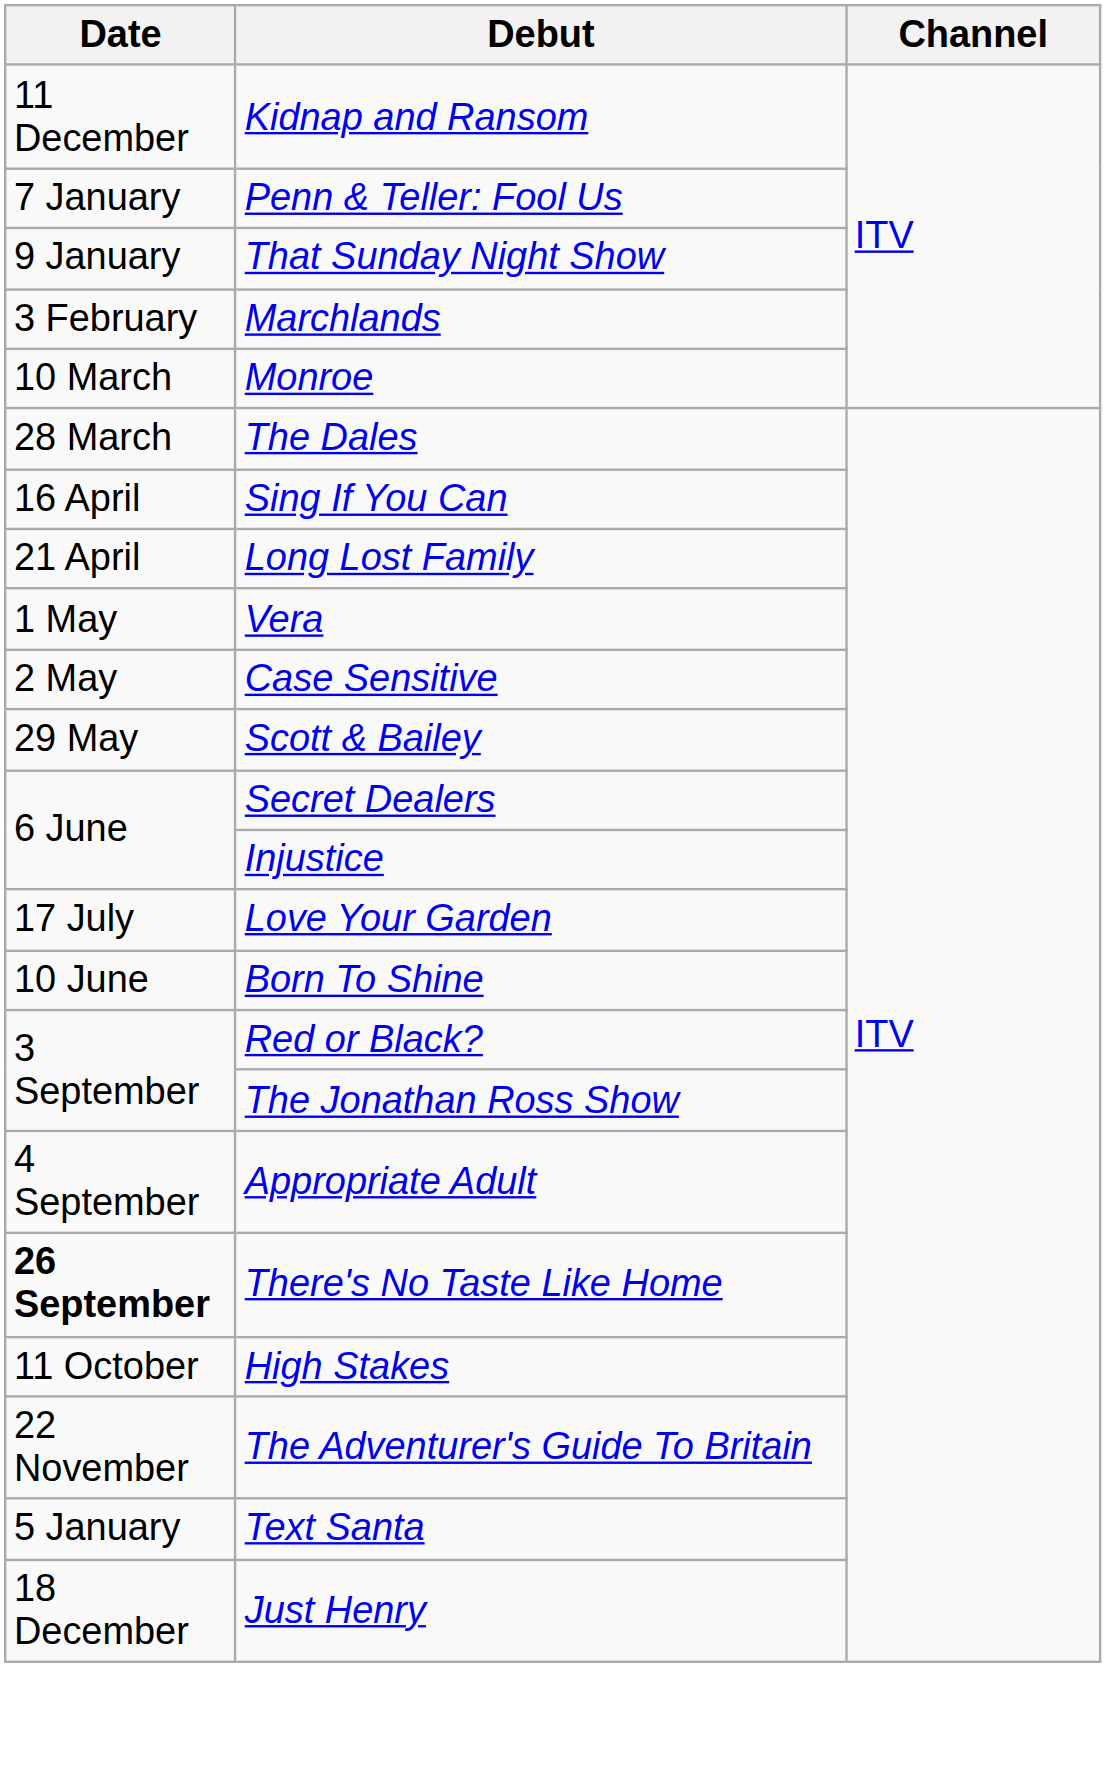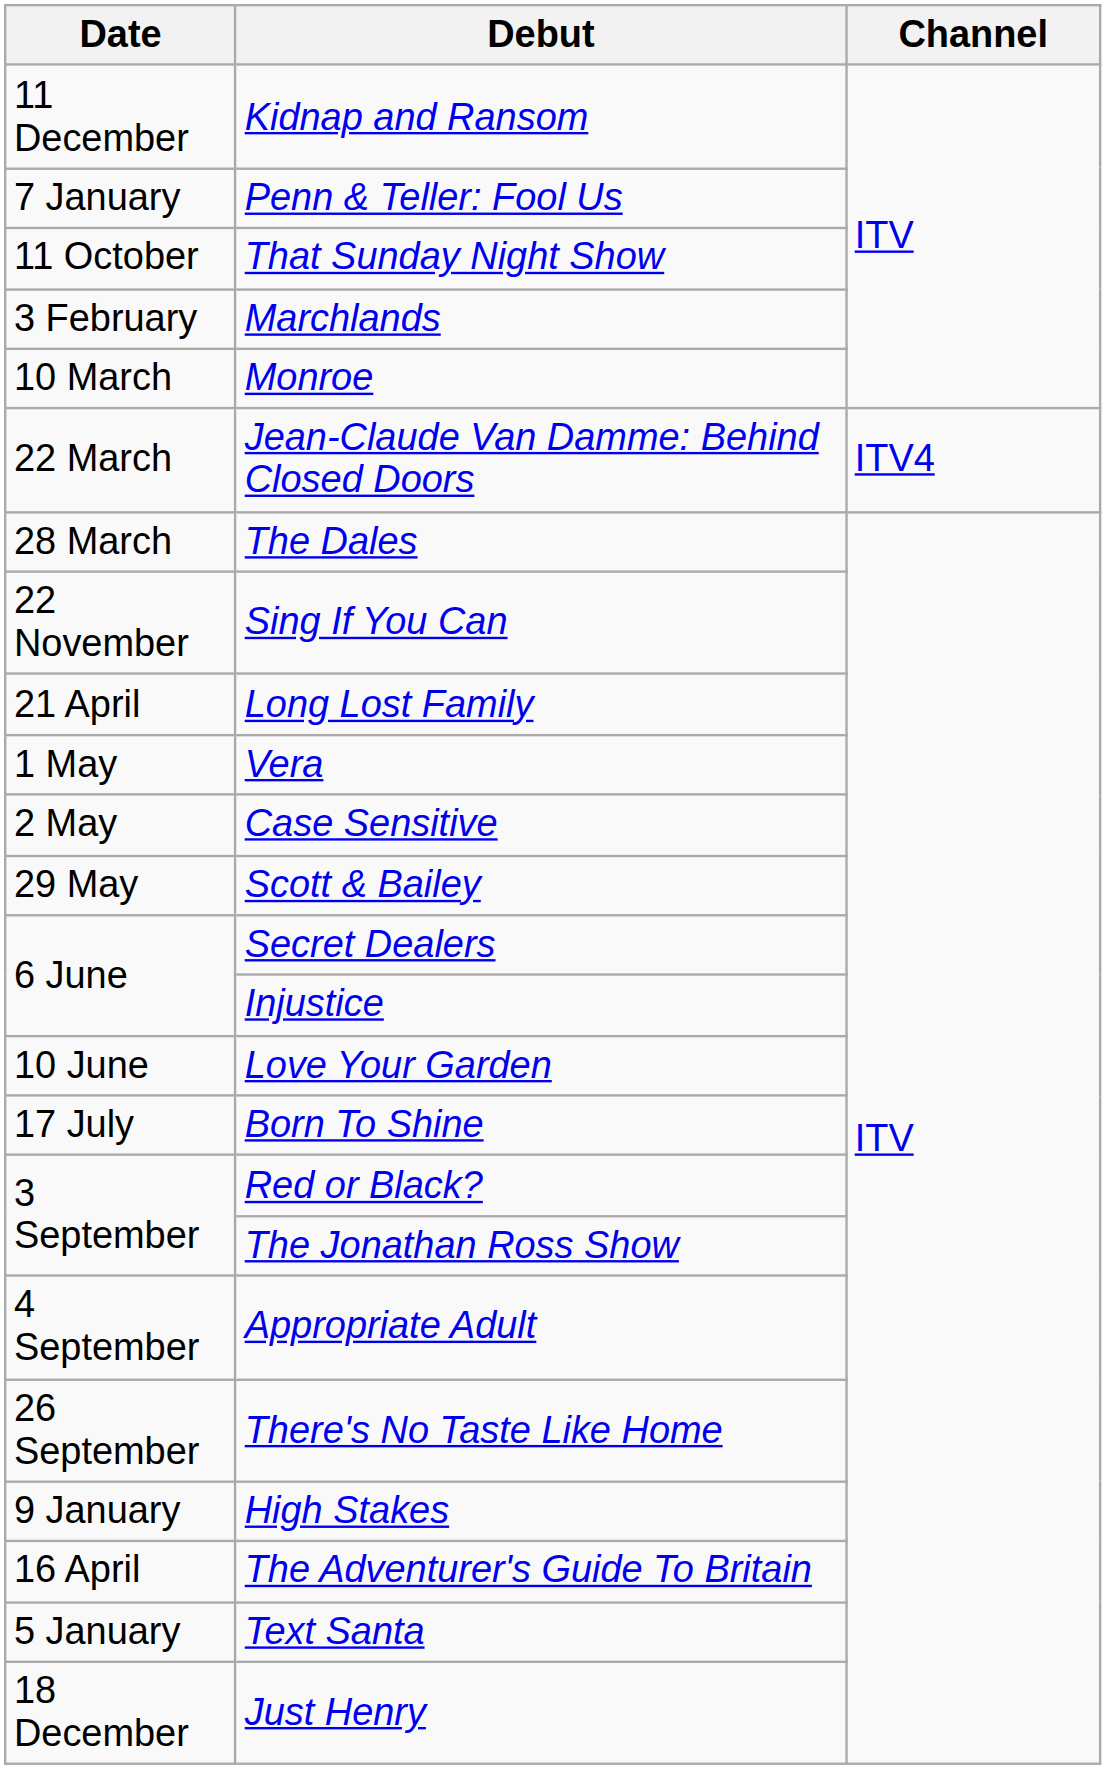(97, 257) 9 January -> (106, 257) 11 October
+ row: (532, 459)
(77, 498) 16 April -> (101, 622) 22 November
(74, 919) 17 July -> (81, 1064) 10 June
(81, 979) 10 June -> (74, 1124) 17 July
(112, 1283) bold -> (107, 1429) normal
(106, 1365) 11 October -> (97, 1510) 9 January
(101, 1446) 22 November -> (77, 1570) 16 April
